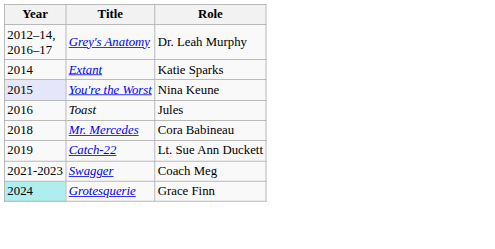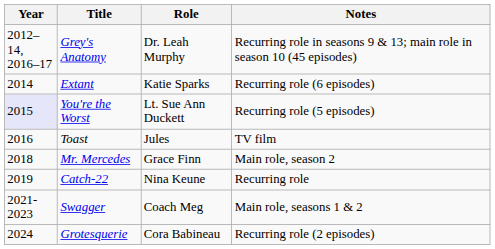+ column: (361, 14)
(188, 89) Nina Keune -> (175, 111) Lt. Sue Ann Duckett
(196, 130) Cora Babineau -> (172, 159) Grace Finn
(210, 150) Lt. Sue Ann Duckett -> (174, 179) Nina Keune
(20, 191) paleturquoise background -> (20, 234) no background
(186, 191) Grace Finn -> (182, 234) Cora Babineau
